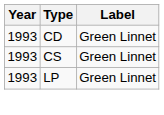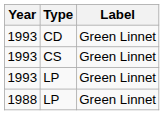+ row: (22, 99)
